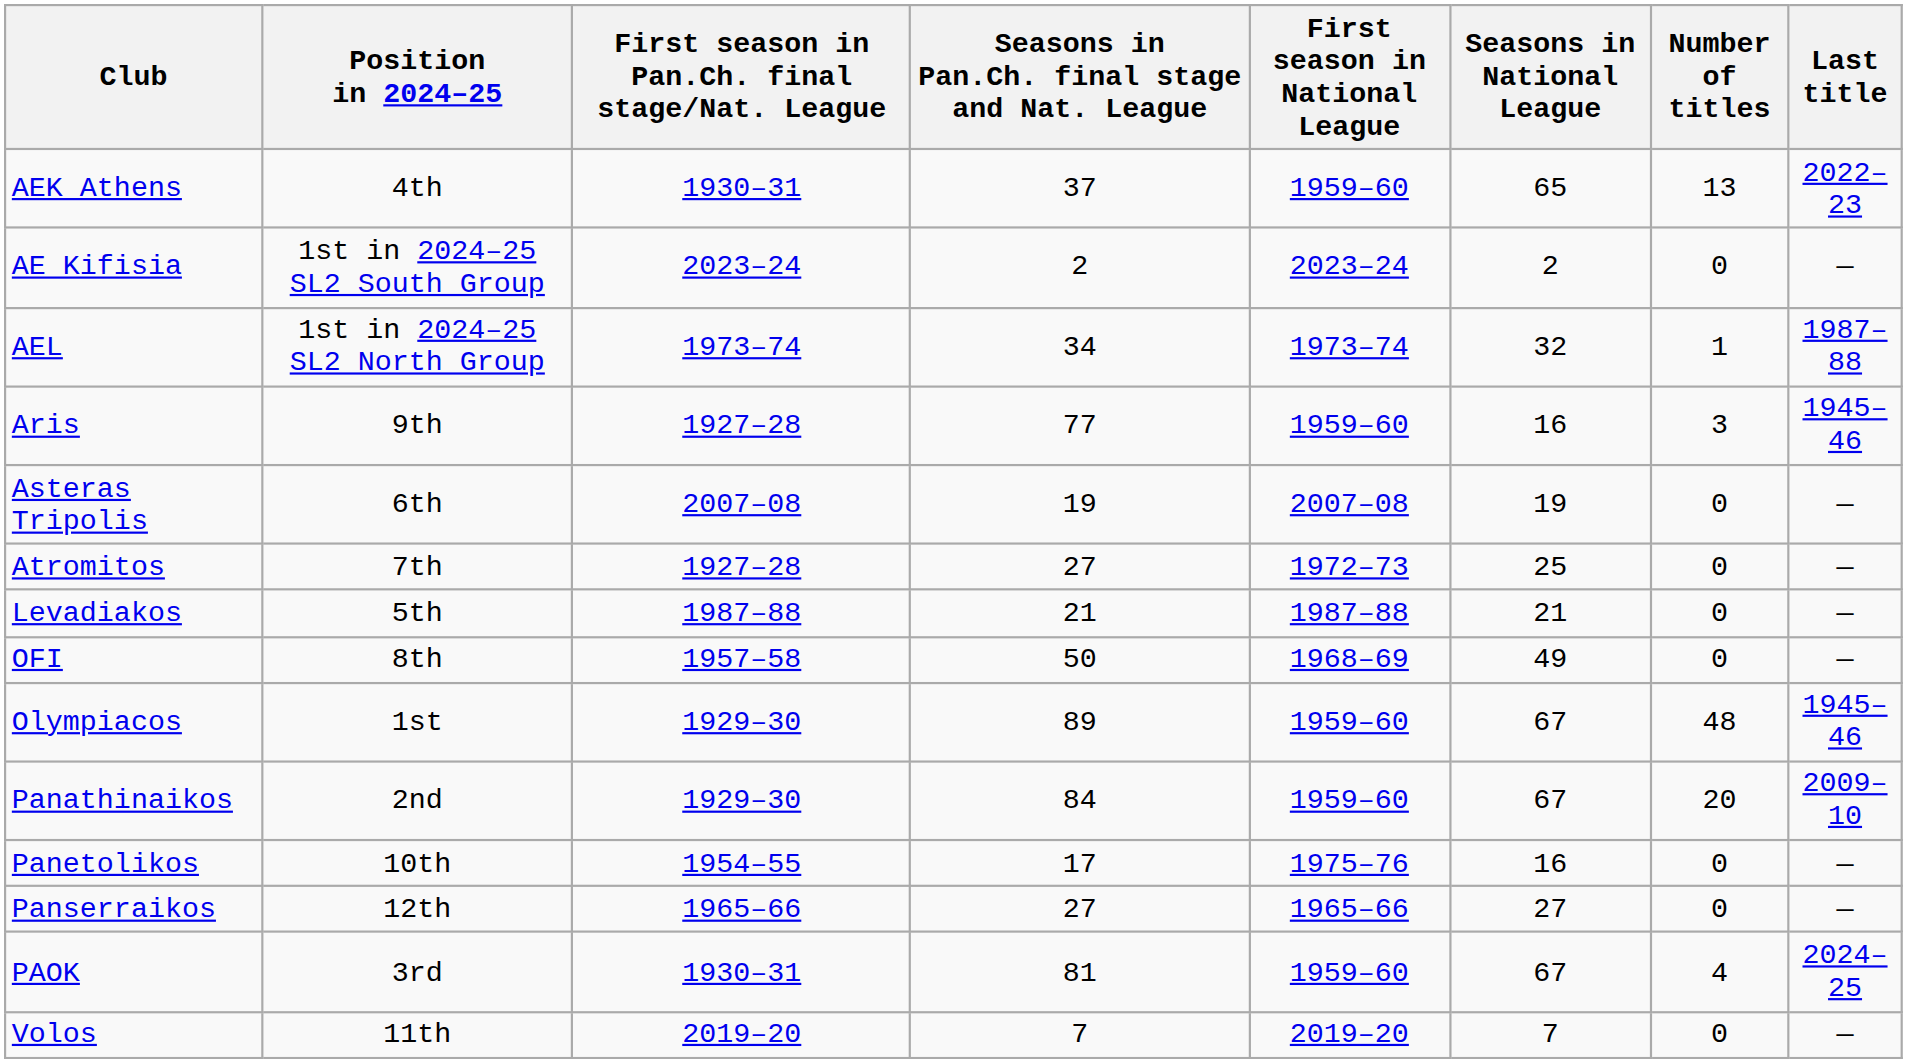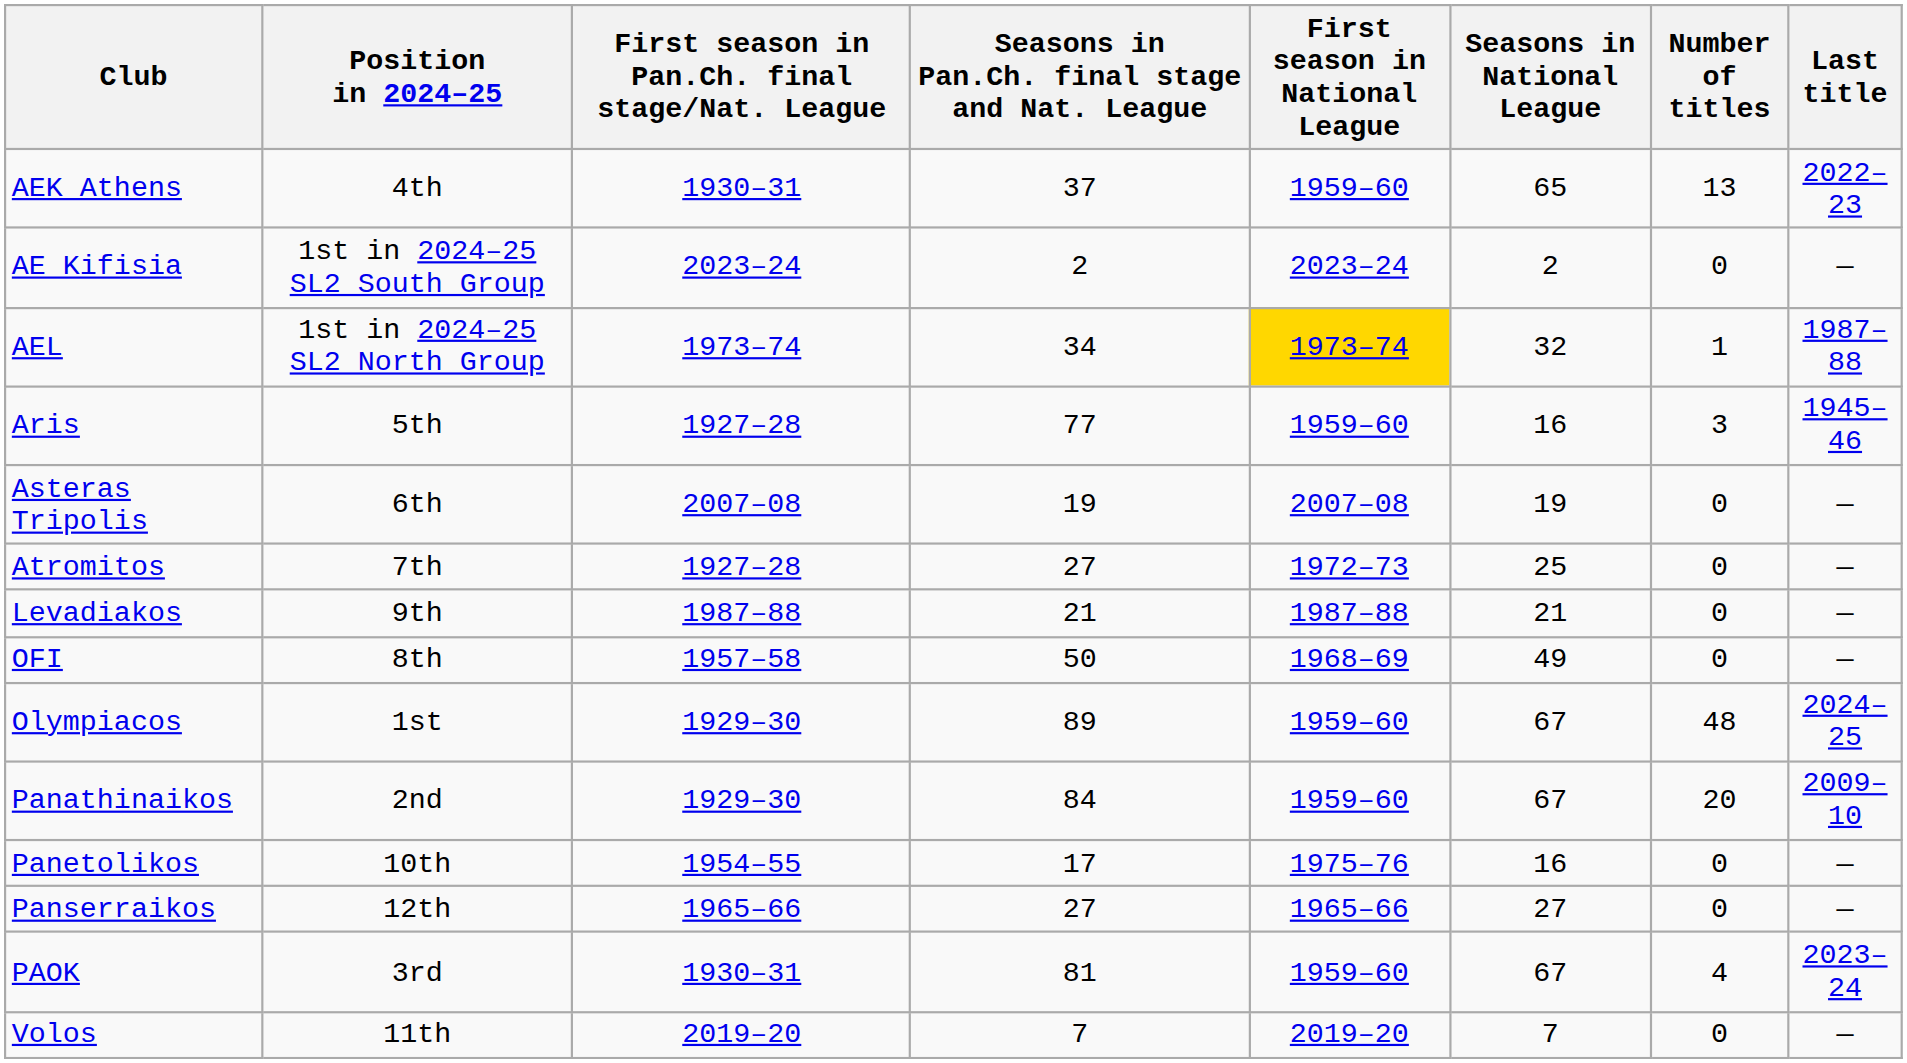(1349, 347) no background -> (1349, 347) gold background
(417, 425) 9th -> (417, 425) 5th
(417, 613) 5th -> (417, 613) 9th
(1845, 722) 1945–46 -> (1845, 722) 2024–25
(1845, 972) 2024–25 -> (1845, 972) 2023–24
